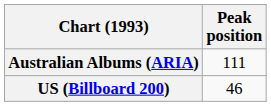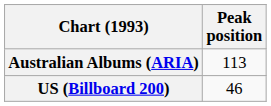(234, 62) 111 -> (234, 62) 113
